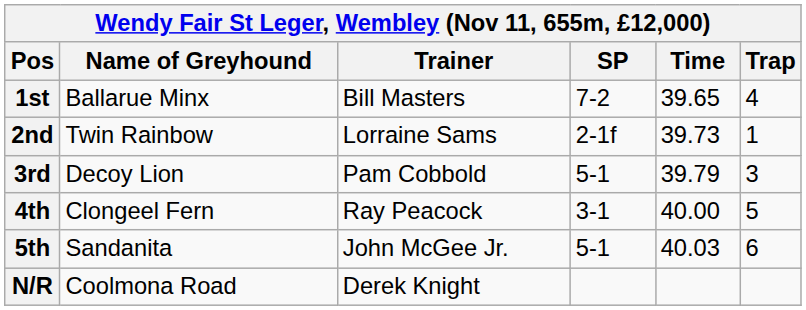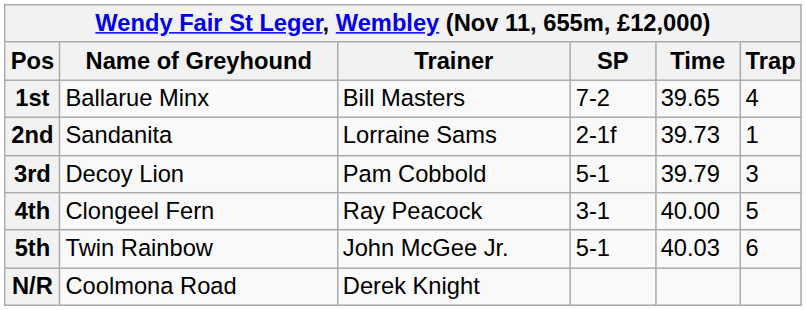(139, 135) Twin Rainbow -> (119, 135) Sandanita
(119, 248) Sandanita -> (139, 248) Twin Rainbow
